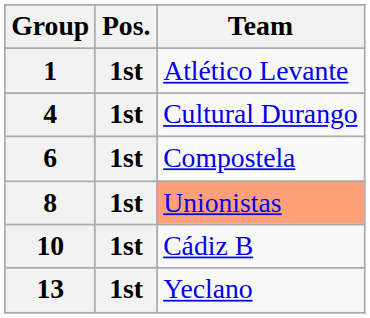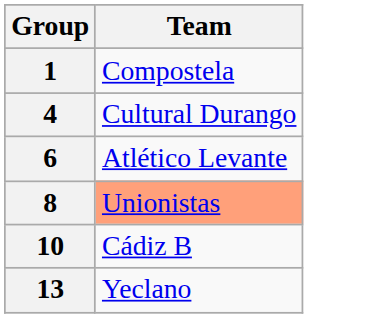- column: (126, 26)
(256, 70) Atlético Levante -> (168, 70) Compostela
(229, 158) Compostela -> (195, 158) Atlético Levante
